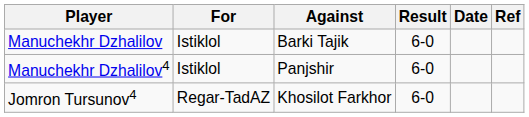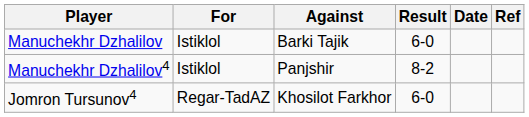(423, 68) 6-0 -> (423, 68) 8-2
